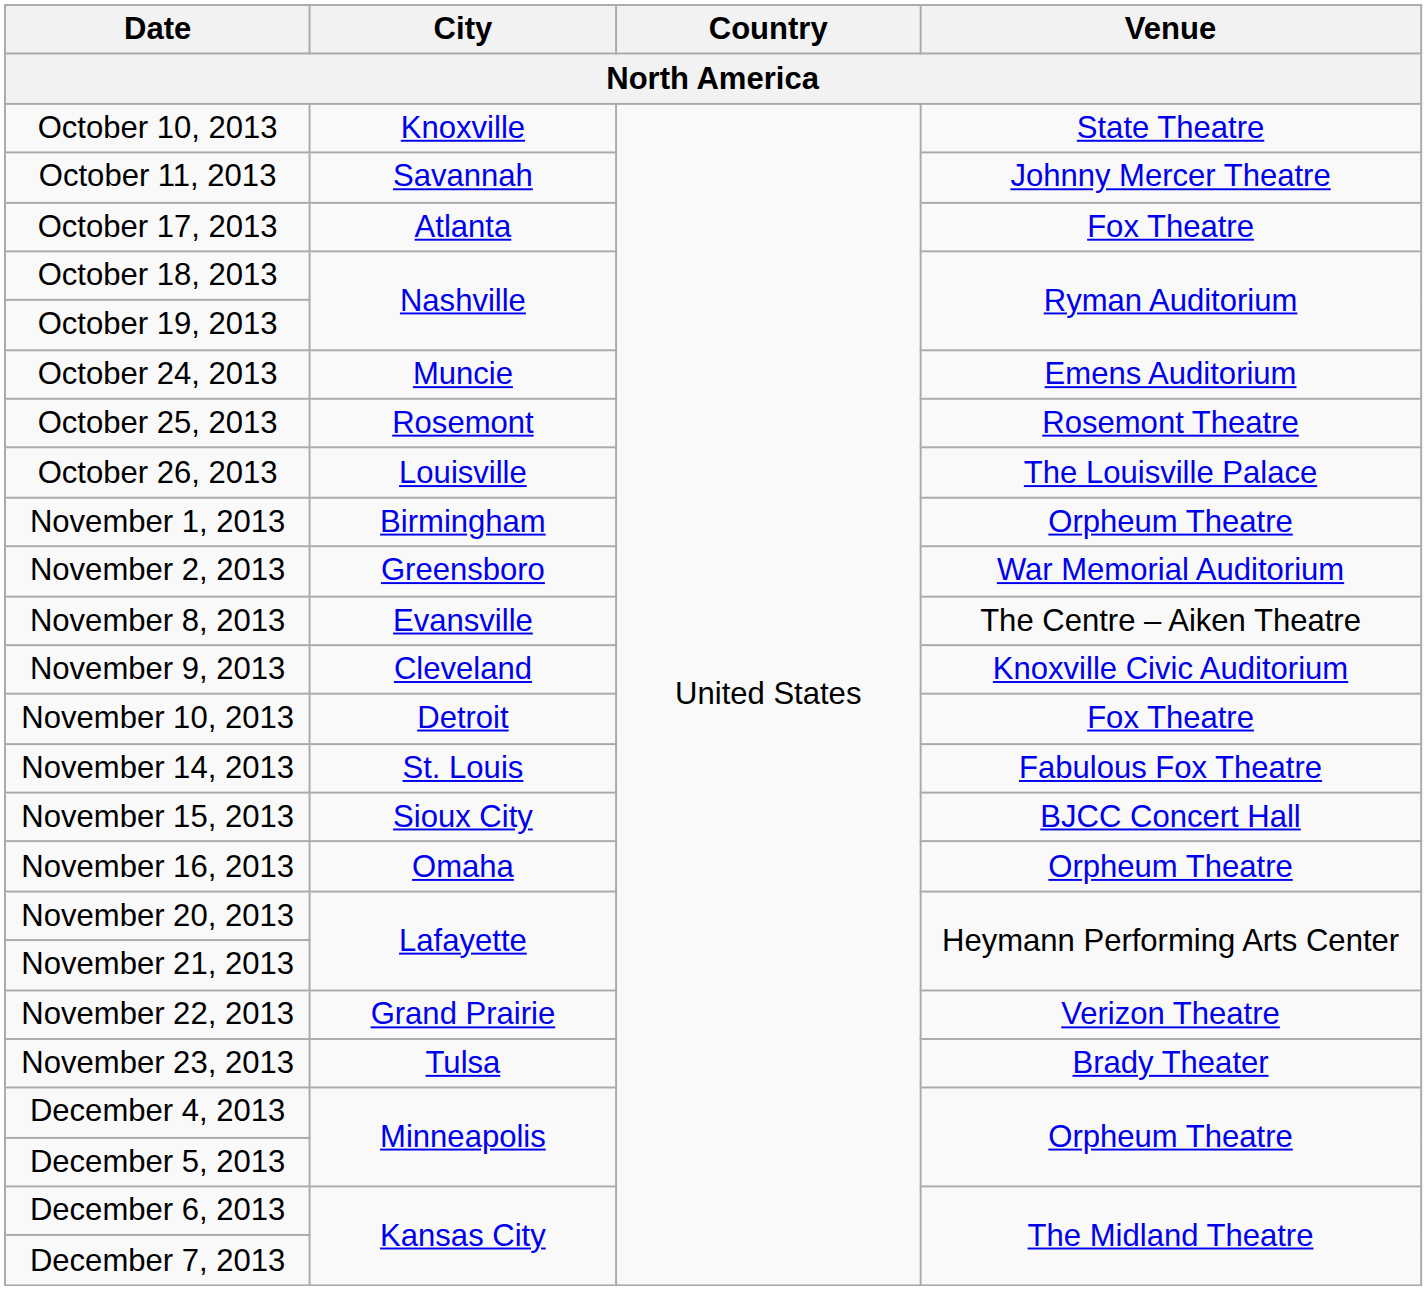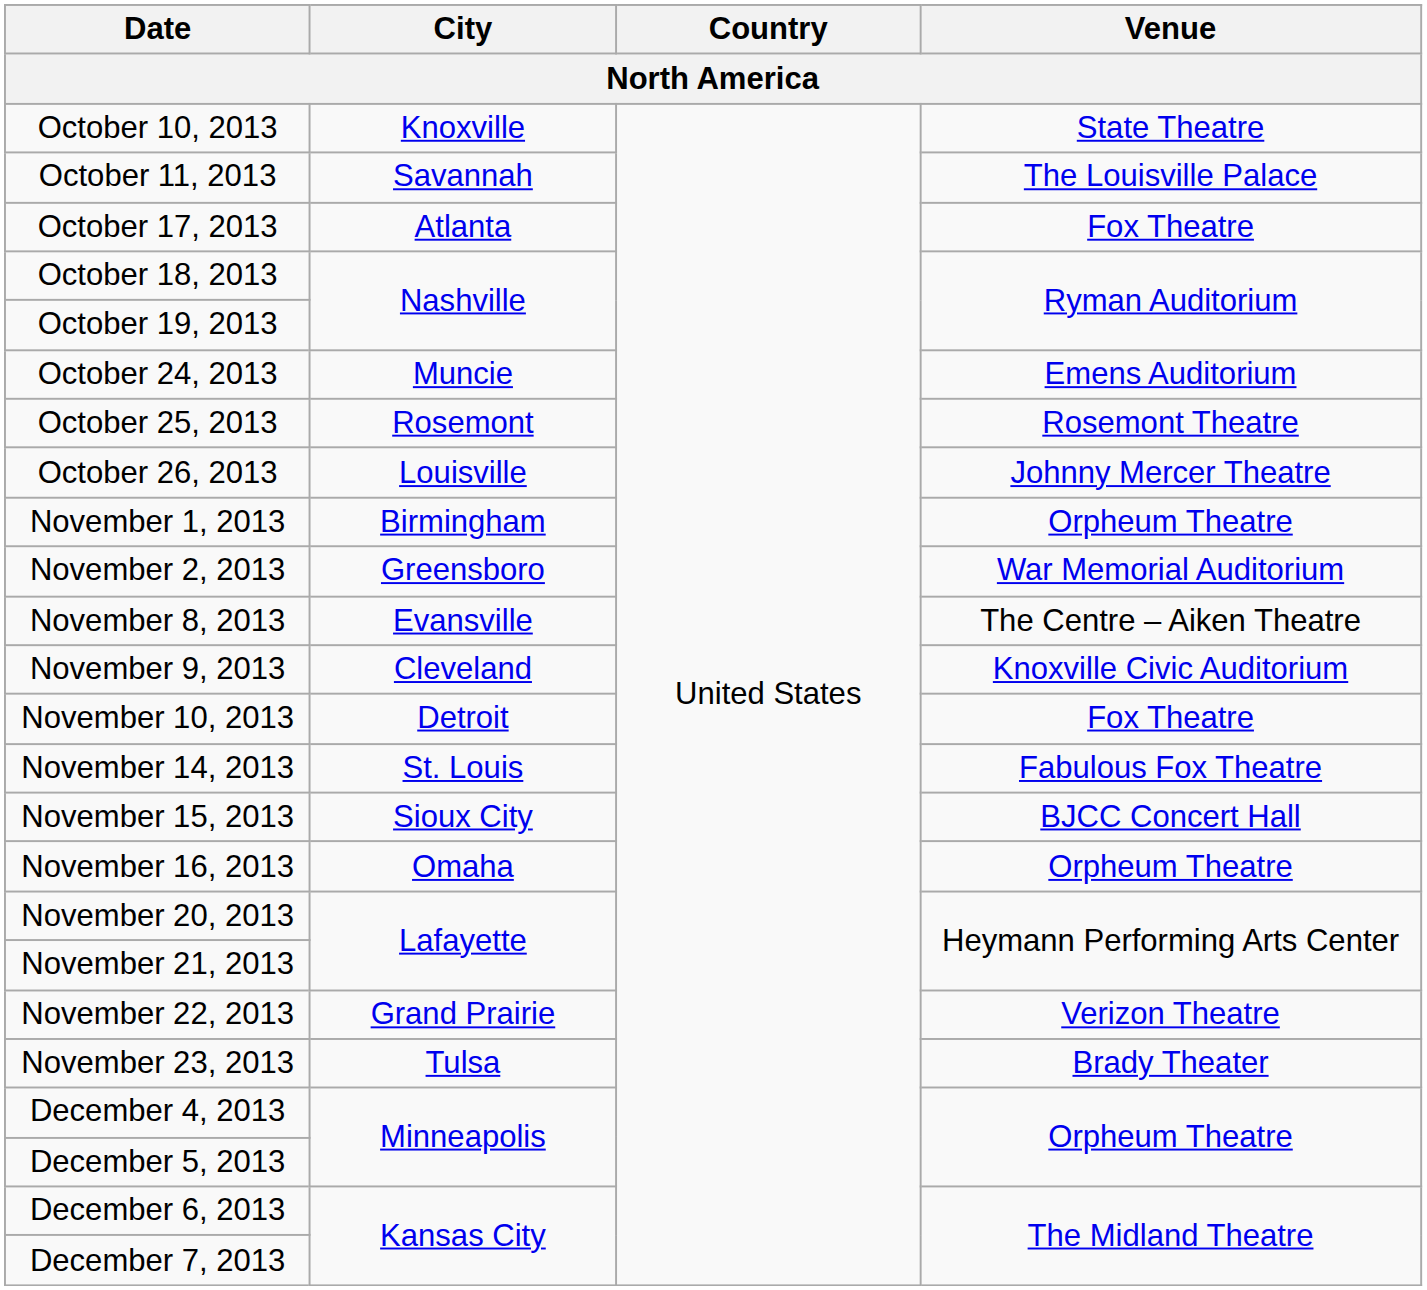(1171, 176) Johnny Mercer Theatre -> (1171, 176) The Louisville Palace
(1171, 472) The Louisville Palace -> (1171, 472) Johnny Mercer Theatre
